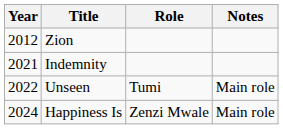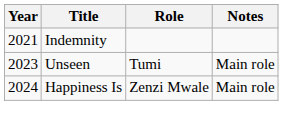- row: (59, 40)
(23, 87) 2022 -> (23, 64) 2023
